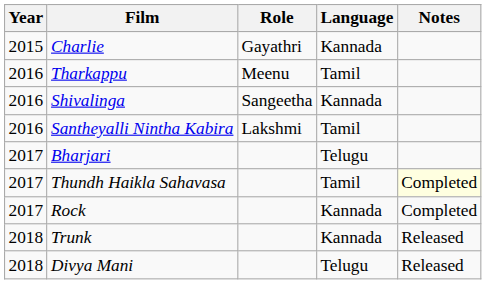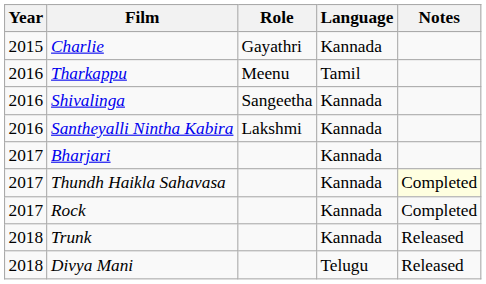(340, 127) Tamil -> (351, 127) Kannada
(344, 155) Telugu -> (351, 155) Kannada
(340, 182) Tamil -> (351, 182) Kannada
